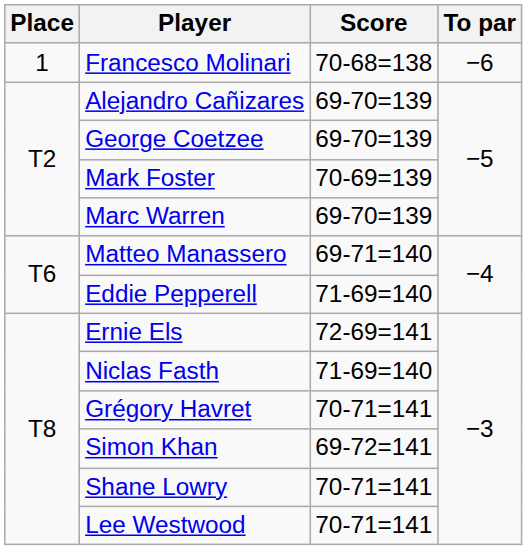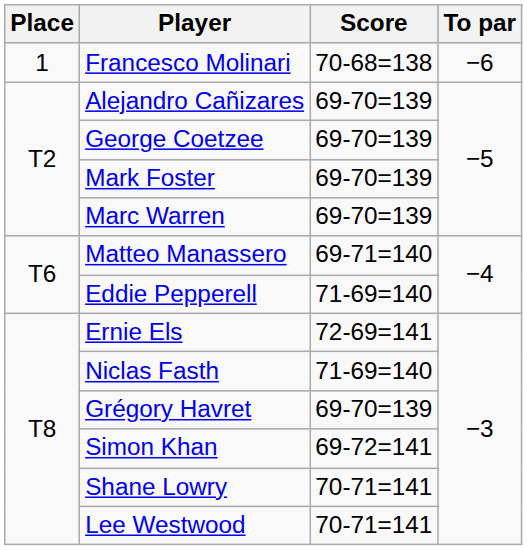(374, 178) 70-69=139 -> (374, 178) 69-70=139
(374, 409) 70-71=141 -> (374, 409) 69-70=139
